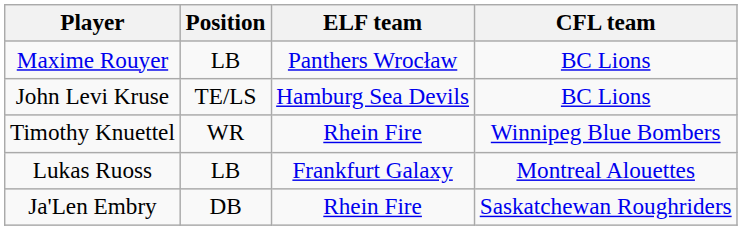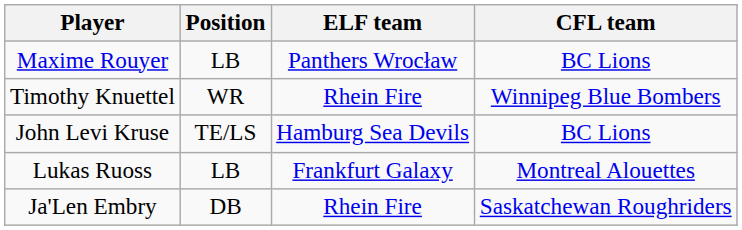rows swapped: (92, 133) <-> (92, 96)
